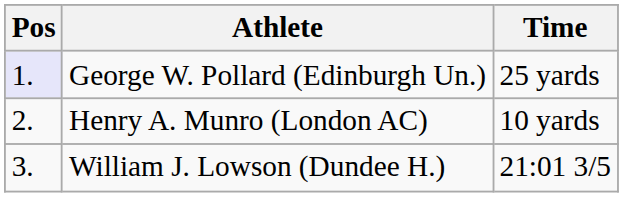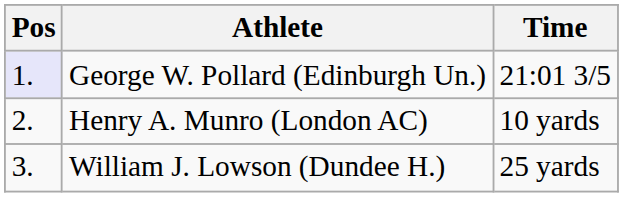(550, 74) 25 yards -> (555, 74) 21:01 3/5
(555, 167) 21:01 3/5 -> (550, 167) 25 yards
